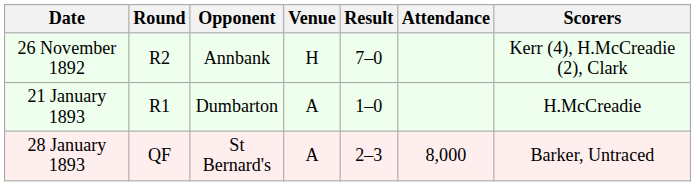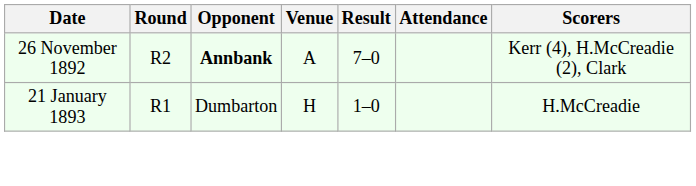(237, 57) normal -> (236, 57) bold
(312, 57) H -> (309, 57) A
(312, 106) A -> (309, 106) H
- row: (67, 155)
